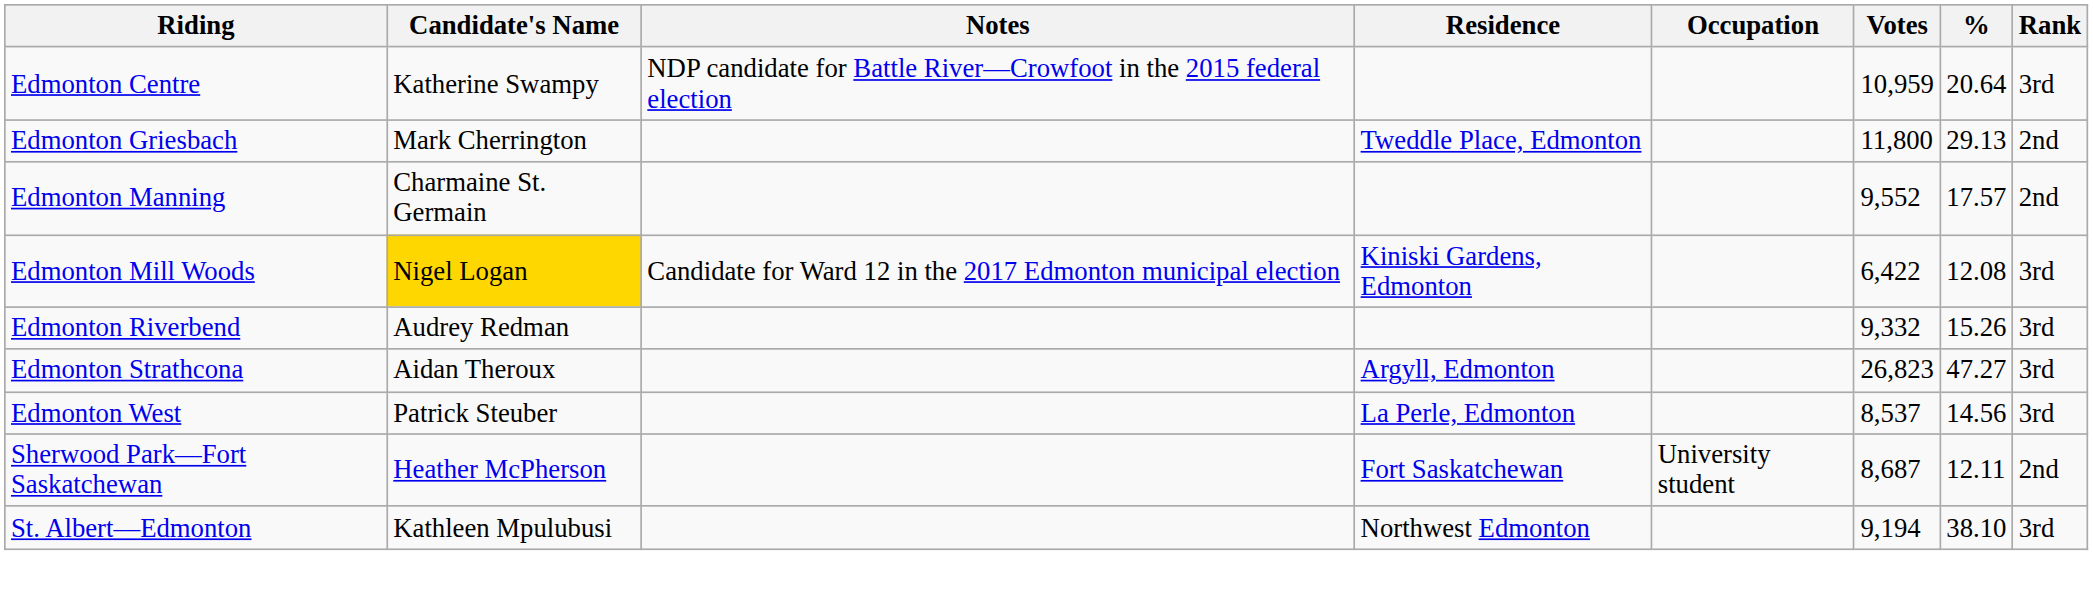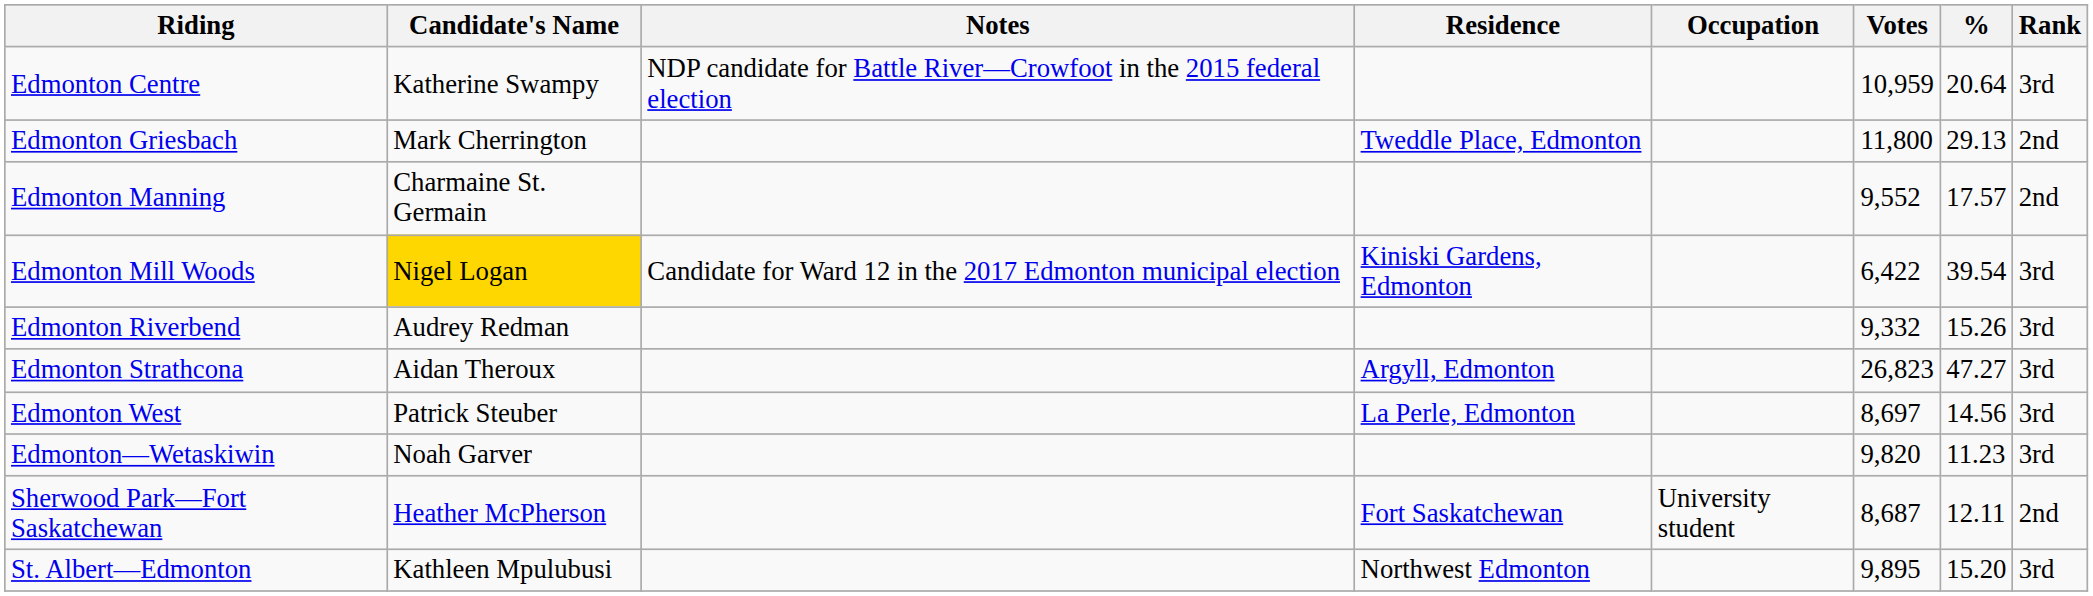(1976, 270) 12.08 -> (1976, 270) 39.54
(1891, 412) 8,537 -> (1891, 412) 8,697
+ row: (143, 454)
(1891, 527) 9,194 -> (1891, 569) 9,895
(1976, 527) 38.10 -> (1976, 569) 15.20
